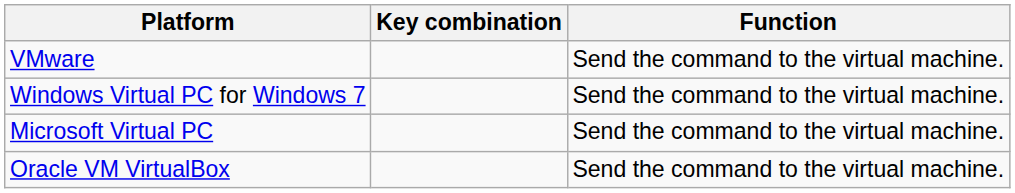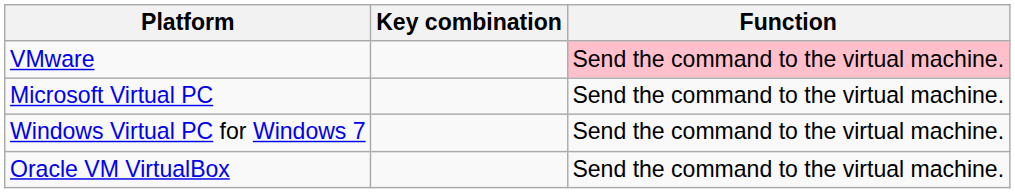(788, 59) no background -> (788, 59) pink background
rows swapped: (112, 132) <-> (188, 95)
